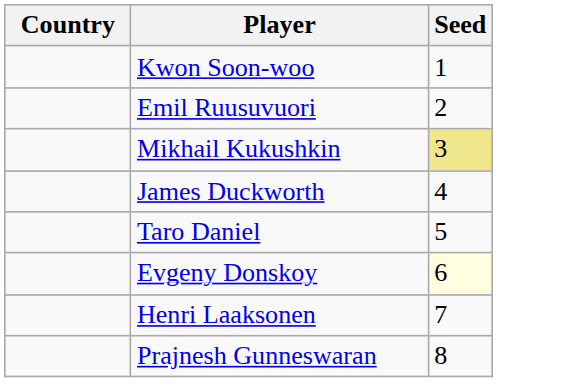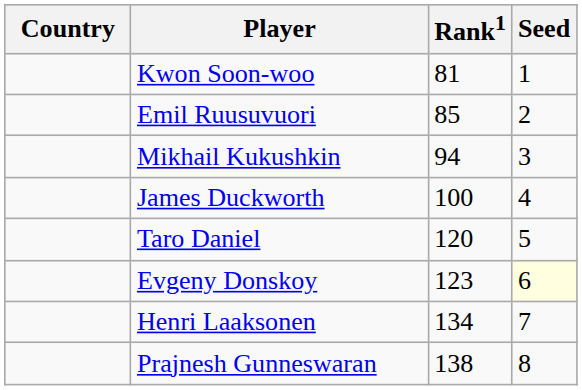+ column: (470, 28)
(441, 149) khaki background -> (525, 156) no background
